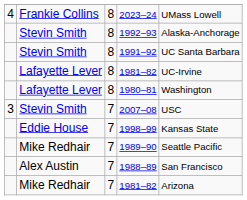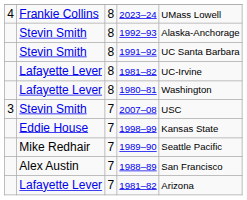(55, 185) Mike Redhair -> (61, 185) Lafayette Lever
